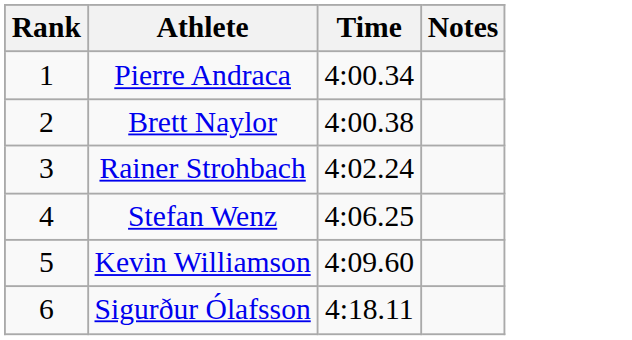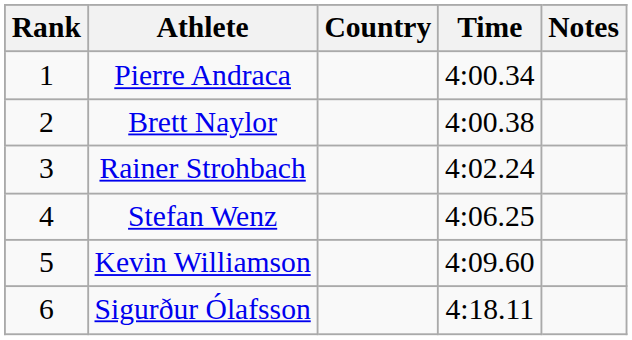+ column: (378, 27)
